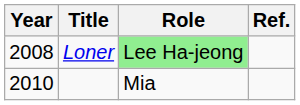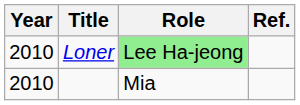(31, 52) 2008 -> (31, 52) 2010
